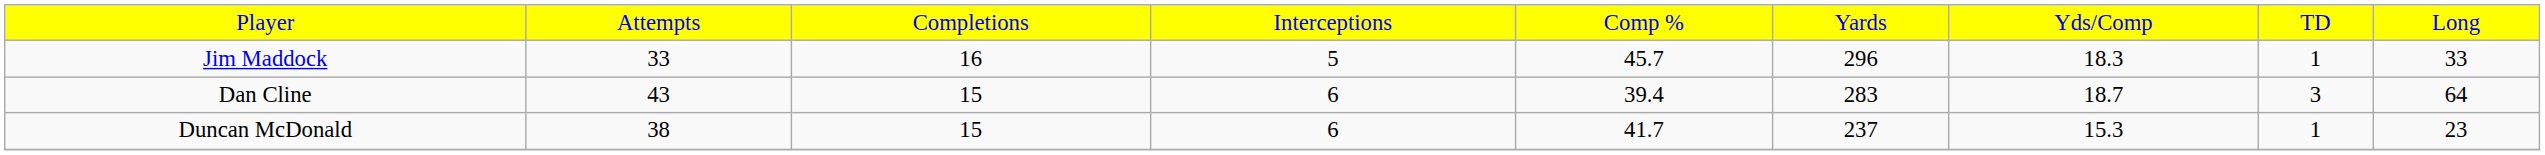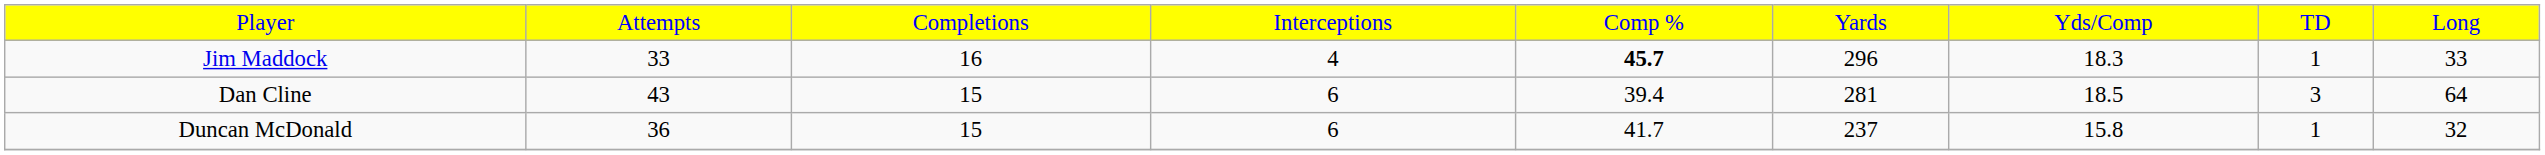(1333, 58) 5 -> (1333, 58) 4
(1644, 58) normal -> (1644, 58) bold
(1861, 94) 283 -> (1861, 94) 281
(2103, 94) 18.7 -> (2103, 94) 18.5
(659, 130) 38 -> (659, 130) 36
(2103, 130) 15.3 -> (2103, 130) 15.8
(2456, 130) 23 -> (2456, 130) 32
